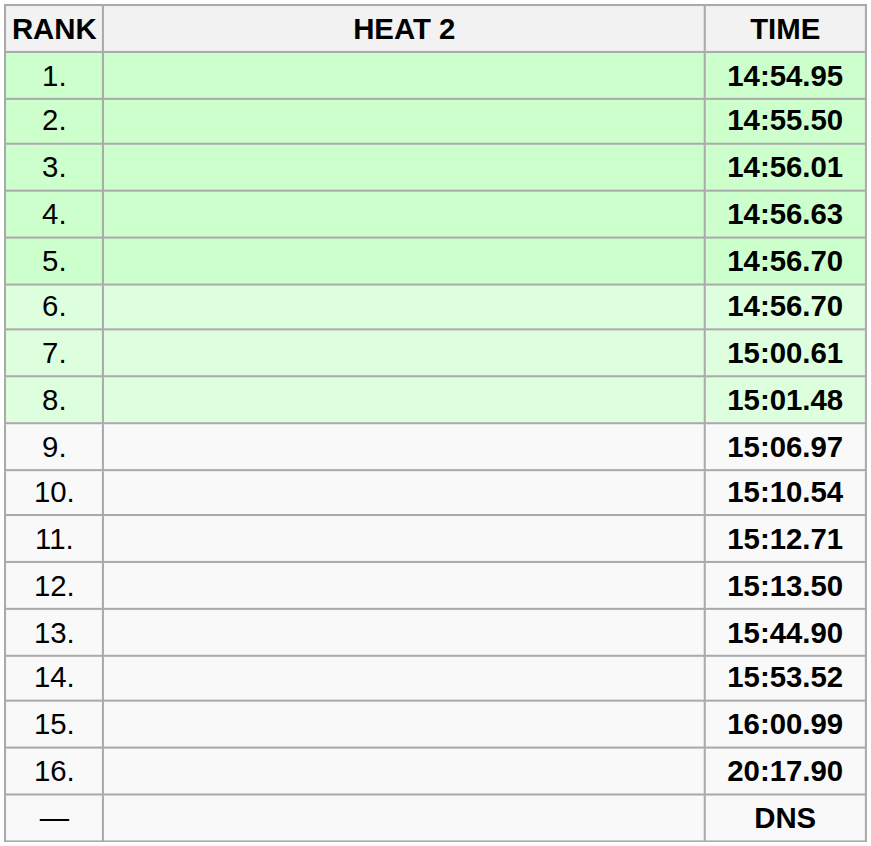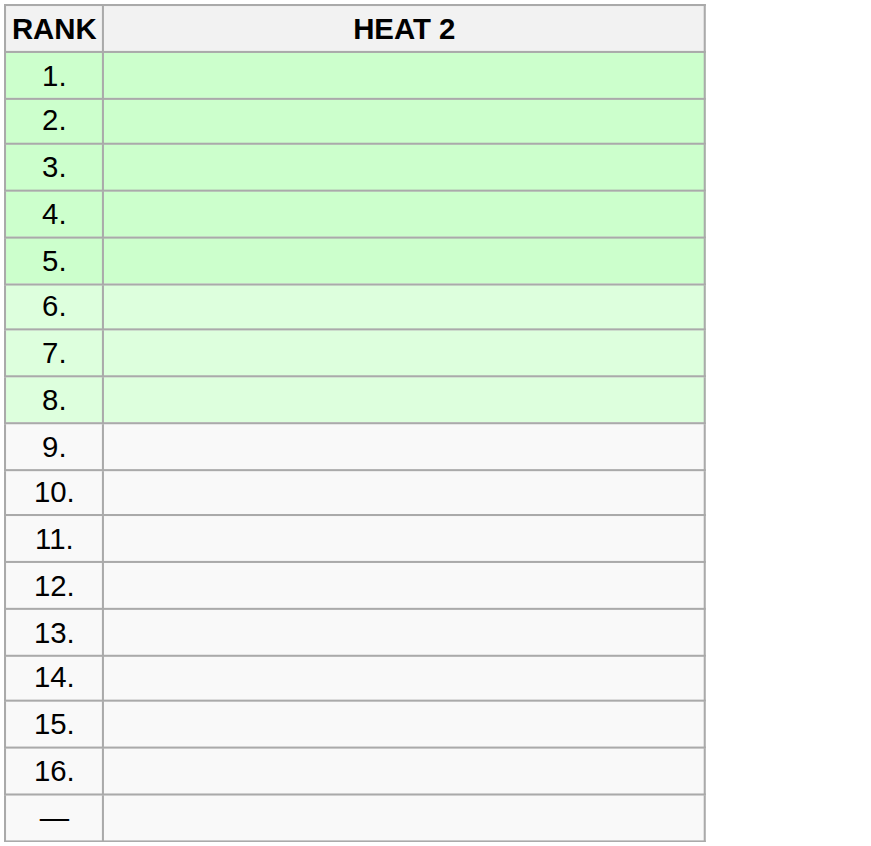- column: (785, 29)
